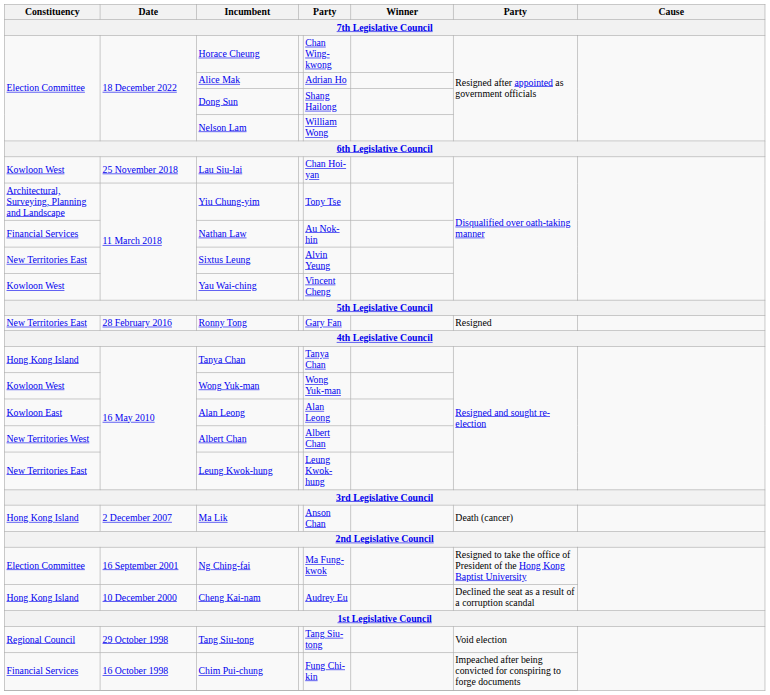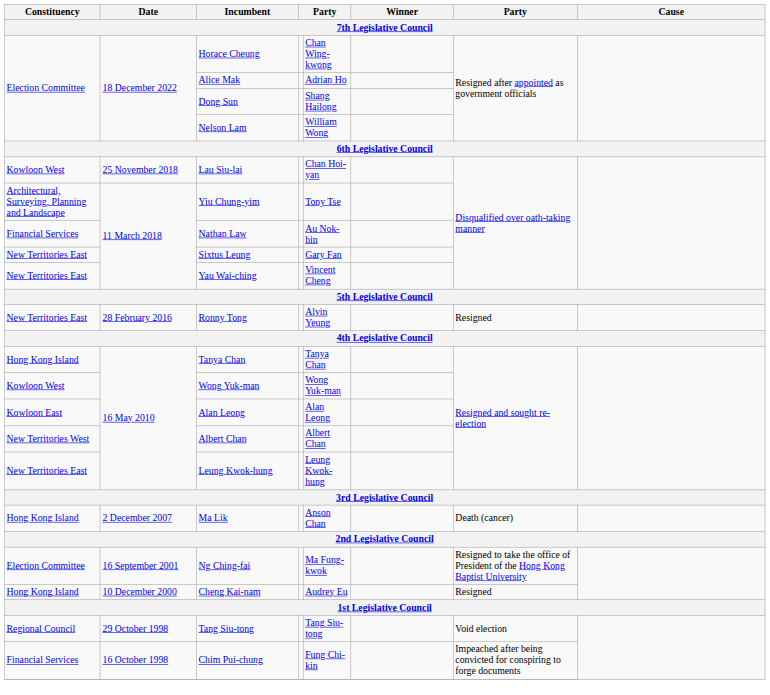(318, 260) Alvin Yeung -> (323, 254) Gary Fan
(35, 286) Kowloon West -> (47, 275) New Territories East
(323, 323) Gary Fan -> (318, 317) Alvin Yeung
(515, 597) Declined the seat as a result of a corruption scandal -> (474, 592) Resigned
